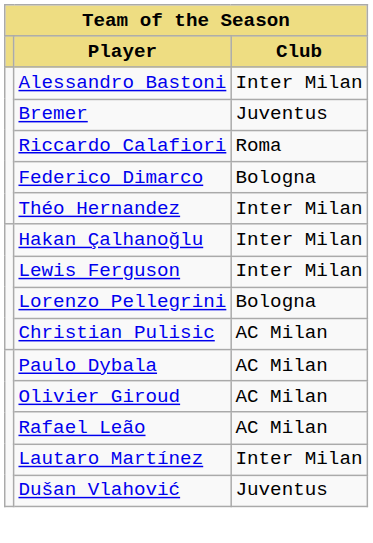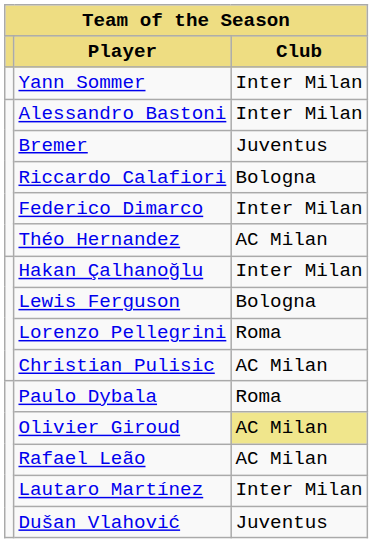+ row: (82, 83)
(259, 146) Roma -> (276, 177) Bologna
(276, 177) Bologna -> (299, 209) Inter Milan
(299, 209) Inter Milan -> (282, 240) AC Milan
(299, 271) Inter Milan -> (276, 303) Bologna
(276, 303) Bologna -> (259, 334) Roma
(282, 365) AC Milan -> (259, 397) Roma
(282, 397) no background -> (282, 428) khaki background
